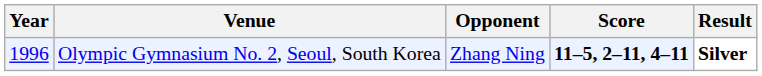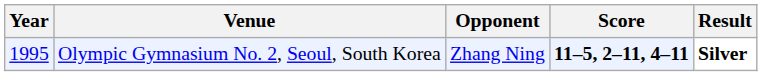(29, 53) 1996 -> (29, 53) 1995
